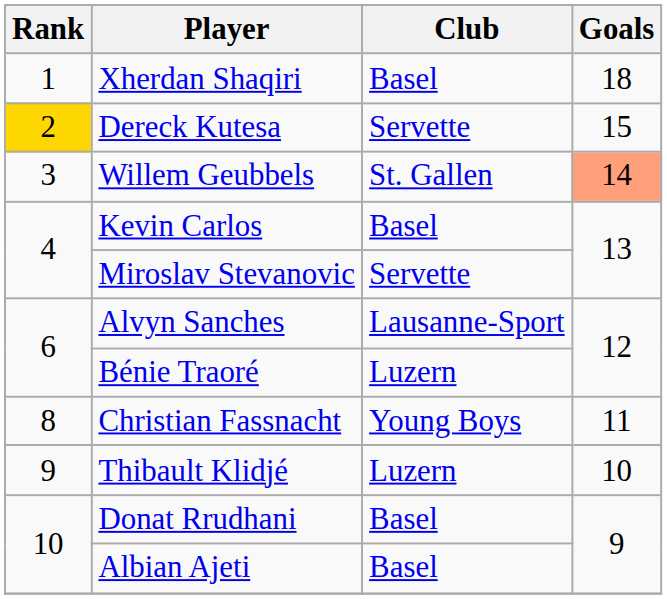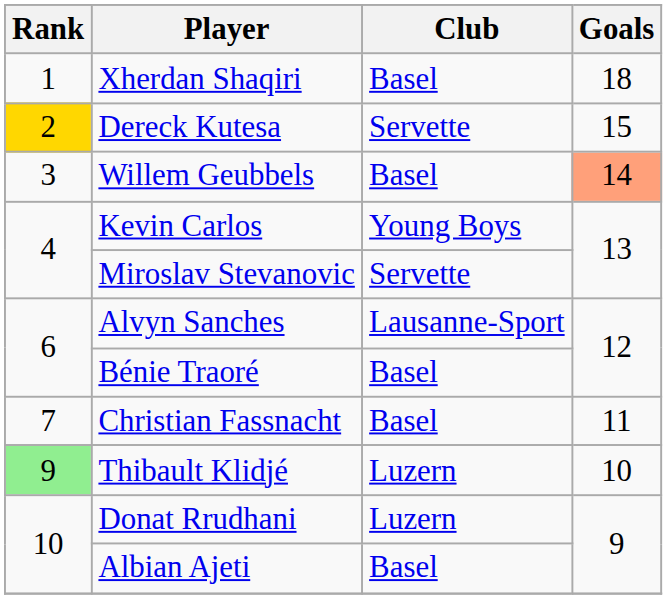(431, 175) St. Gallen -> (403, 175) Basel
(403, 224) Basel -> (445, 224) Young Boys
(413, 371) Luzern -> (403, 371) Basel
(48, 420) 8 -> (48, 420) 7
(445, 420) Young Boys -> (403, 420) Basel
(48, 469) no background -> (48, 469) lightgreen background
(403, 518) Basel -> (413, 518) Luzern
